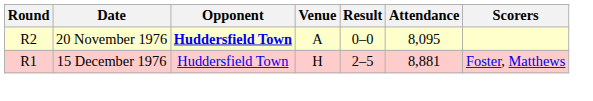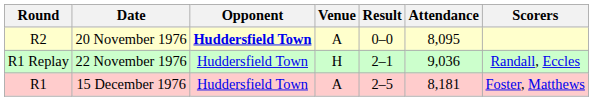+ row: (131, 61)
(317, 61) H -> (337, 84) A
(424, 61) 8,881 -> (444, 84) 8,181
